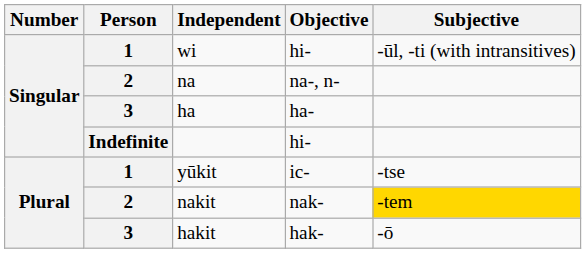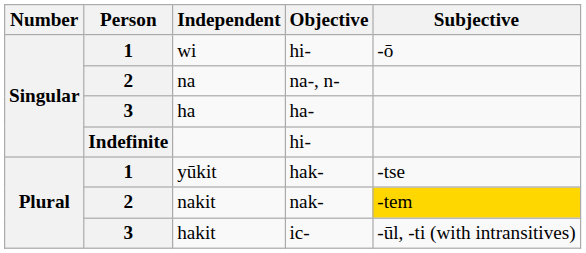(476, 50) -ūl, -ti (with intransitives) -> (385, 50) -ō
(300, 171) ic- -> (307, 171) hak-
(307, 232) hak- -> (300, 232) ic-
(385, 232) -ō -> (476, 232) -ūl, -ti (with intransitives)
